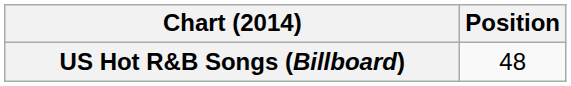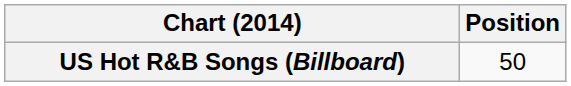(513, 61) 48 -> (513, 61) 50
